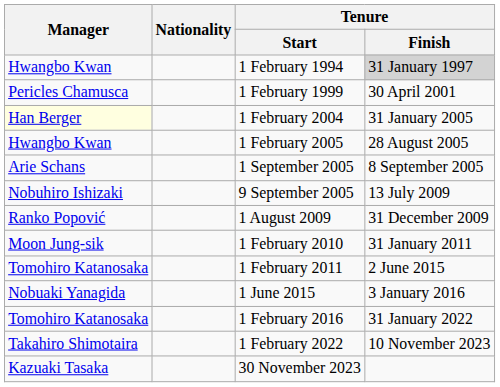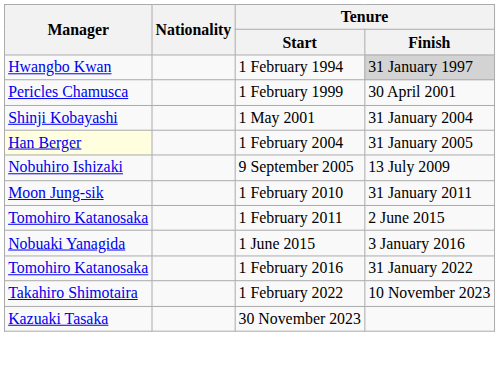+ row: (277, 117)
- row: (291, 142)
- row: (296, 167)
- row: (285, 218)
